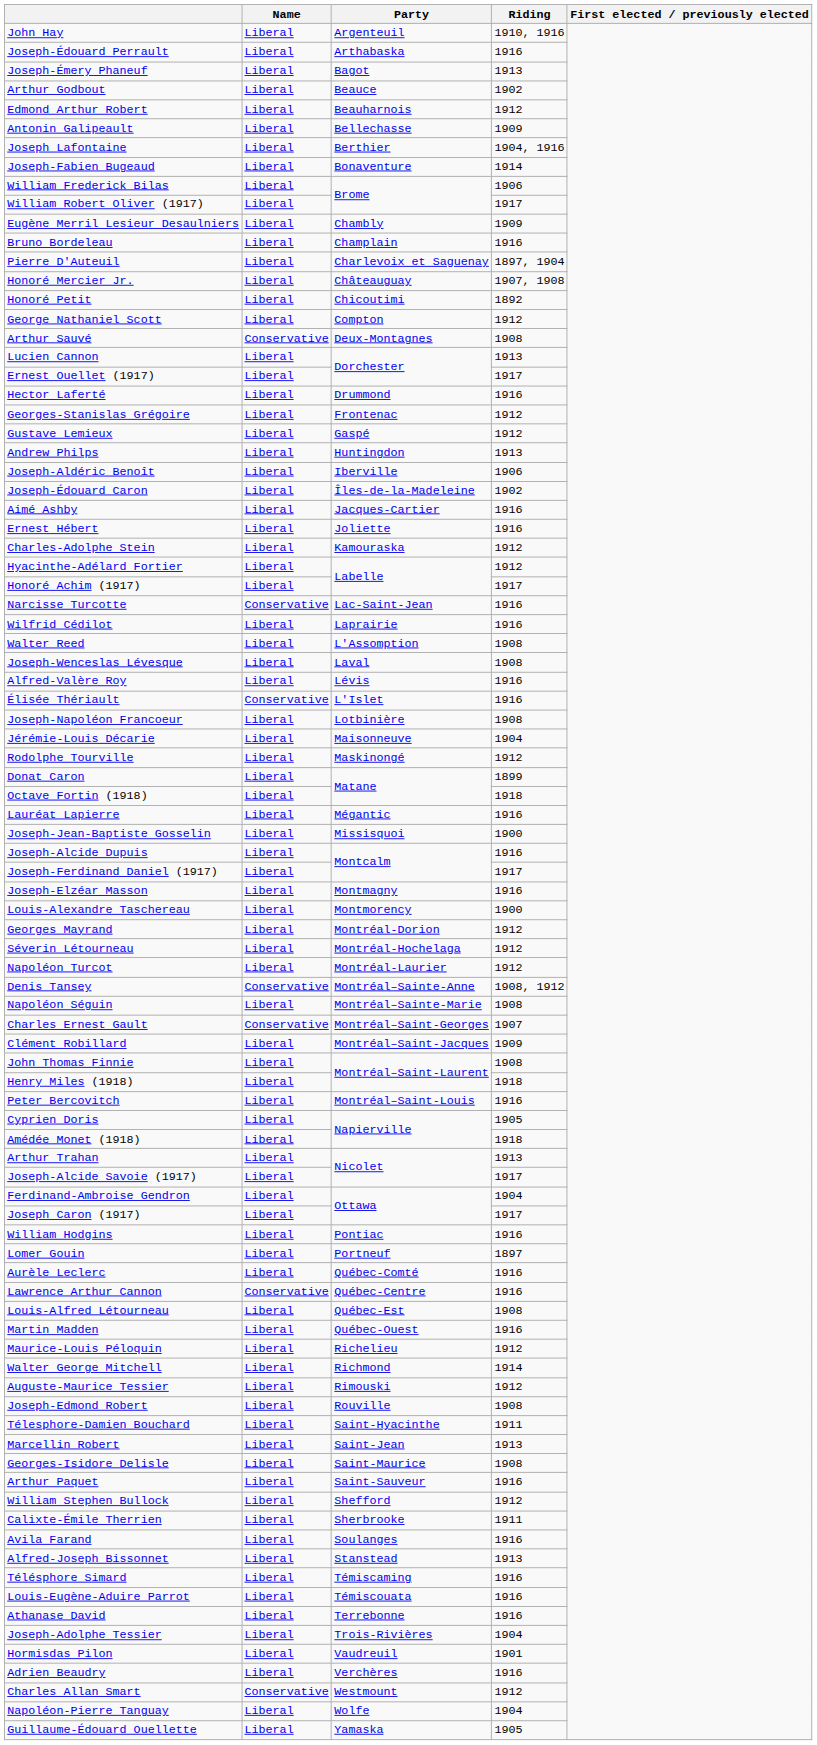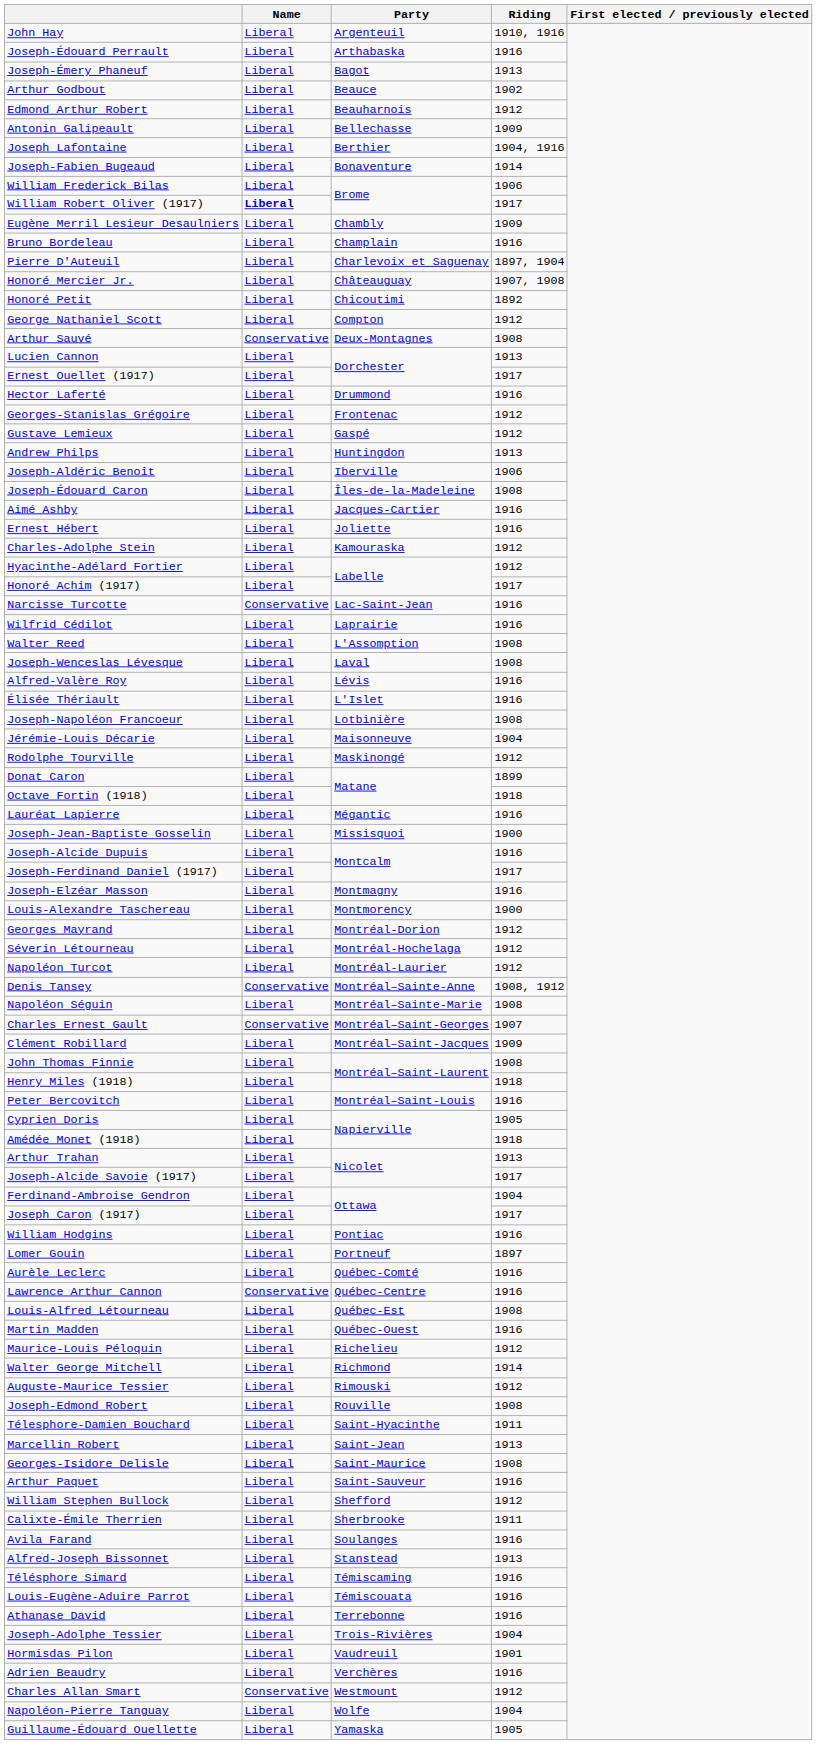(269, 205) normal -> (269, 205) bold
(508, 491) 1902 -> (508, 491) 1908
(287, 700) Conservative -> (269, 700) Liberal
